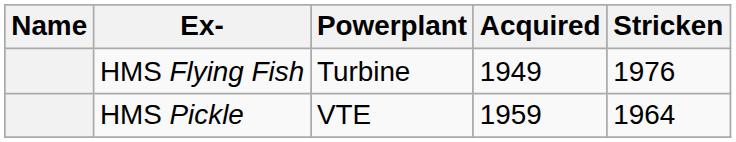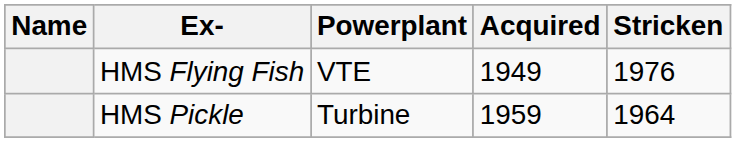(364, 70) Turbine -> (344, 70) VTE
(344, 114) VTE -> (364, 114) Turbine
